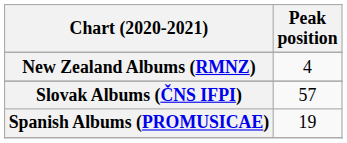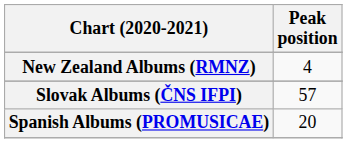(307, 123) 19 -> (307, 123) 20
